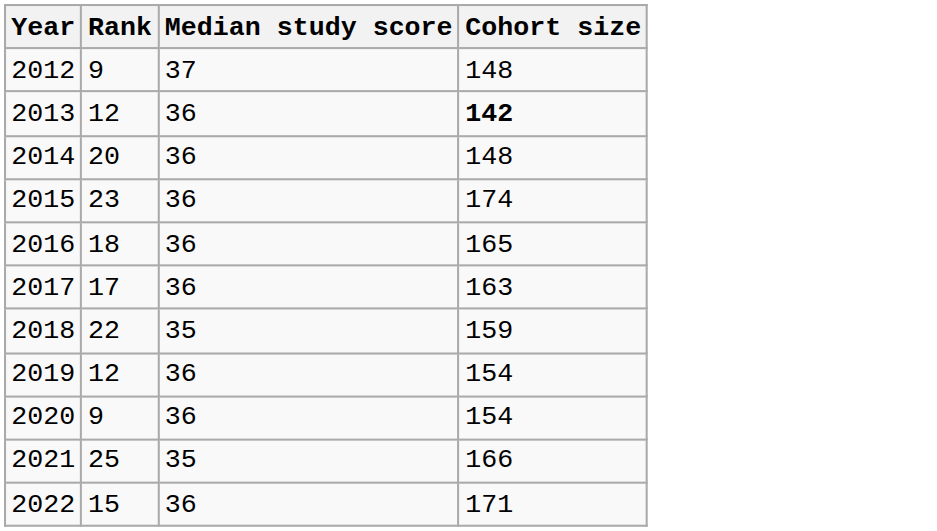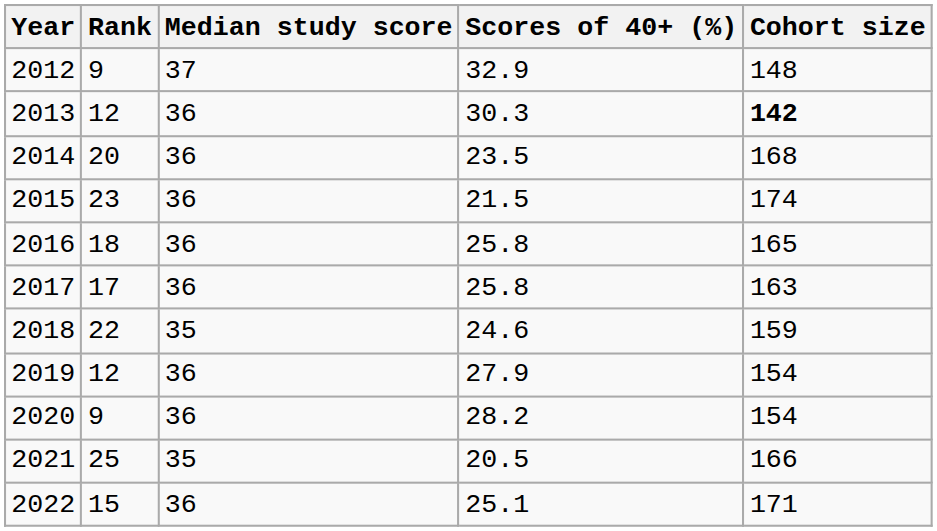+ column: (601, 27)
(489, 157) 148 -> (774, 157) 168
